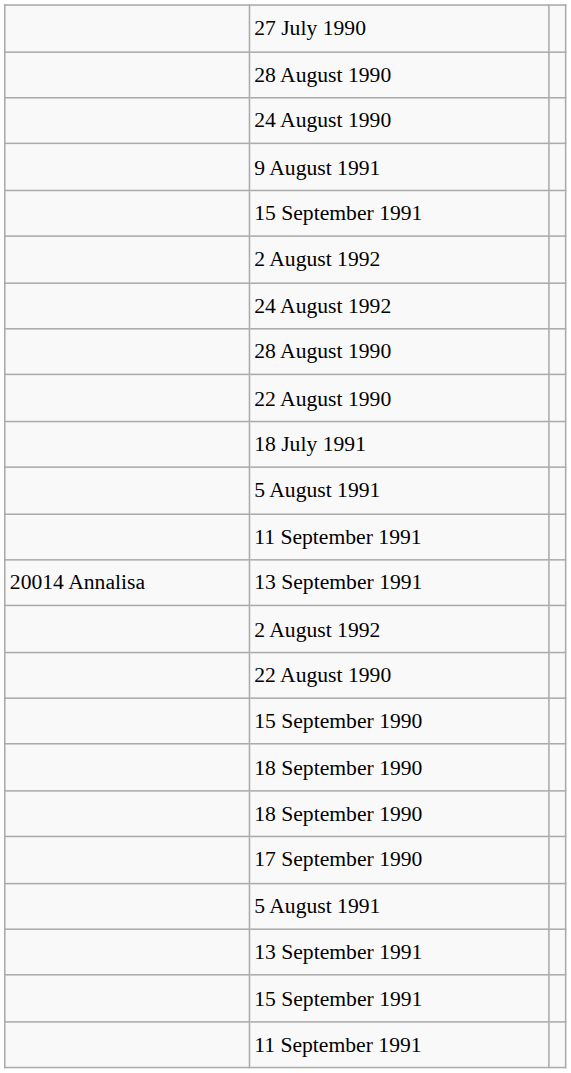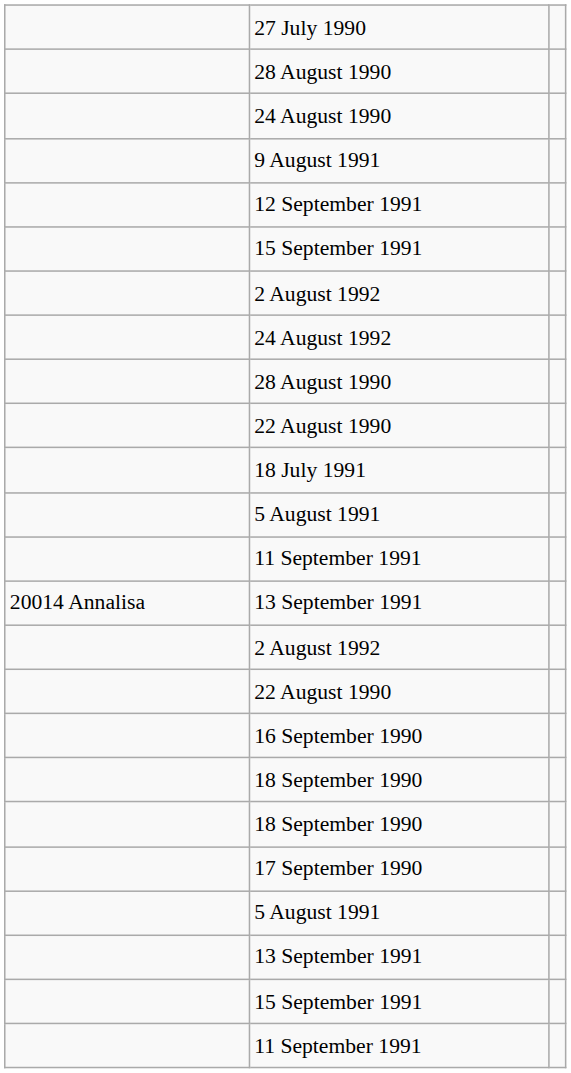+ row: (127, 205)
- row: (127, 721)
+ row: (127, 736)
